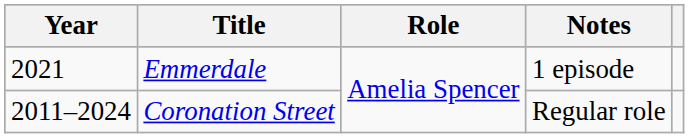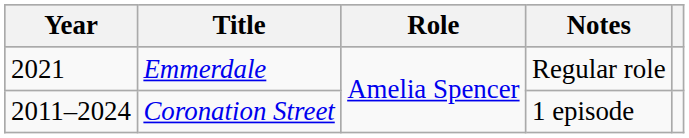(583, 68) 1 episode -> (599, 68) Regular role
(599, 111) Regular role -> (583, 111) 1 episode
